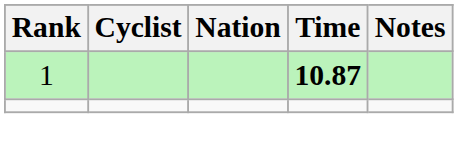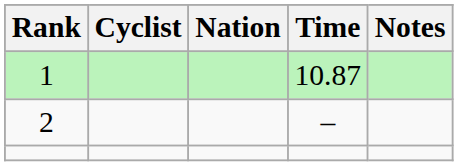(328, 74) bold -> (328, 74) normal
+ row: (46, 121)
